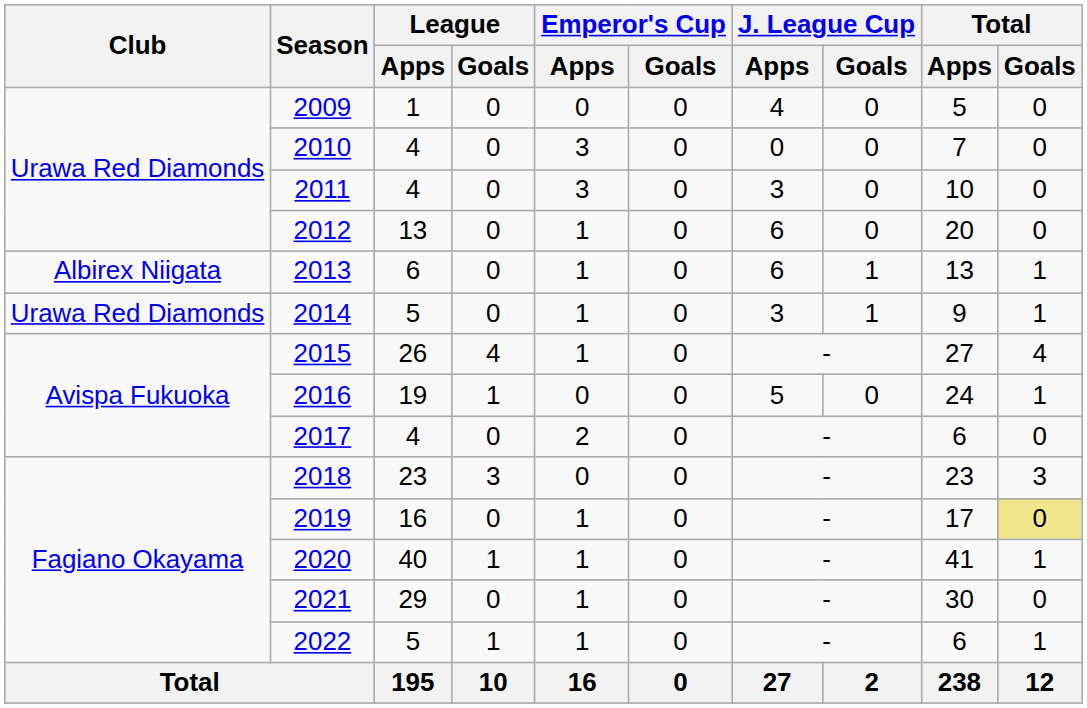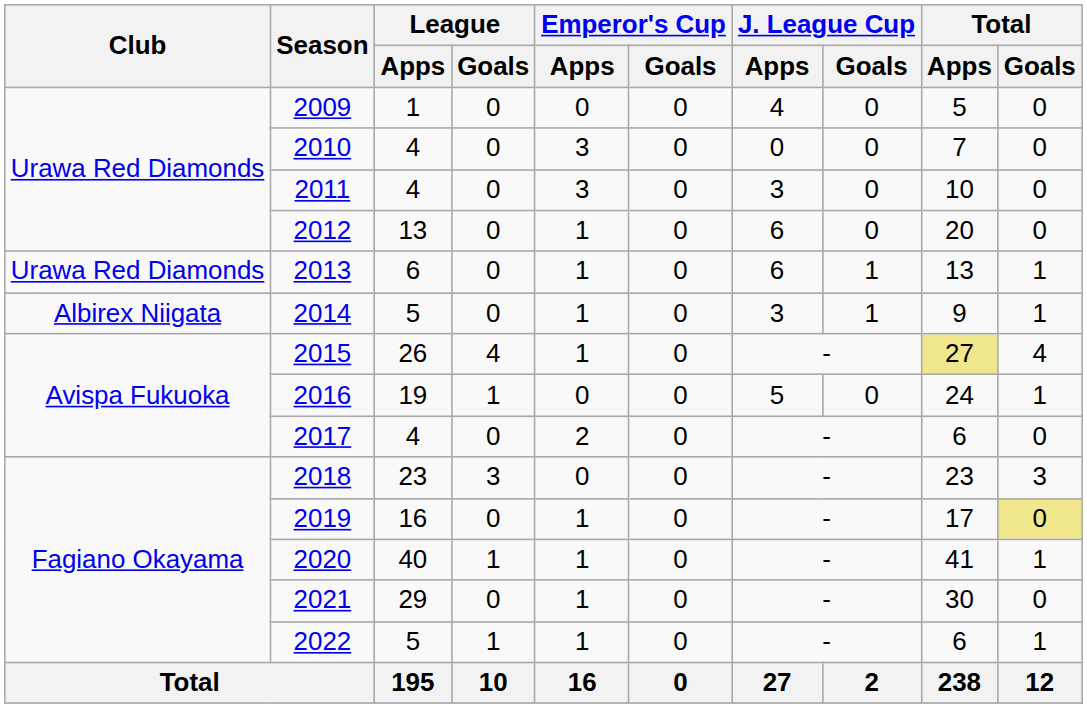(138, 271) Albirex Niigata -> (138, 271) Urawa Red Diamonds
(138, 312) Urawa Red Diamonds -> (138, 312) Albirex Niigata
(959, 353) no background -> (959, 353) khaki background
